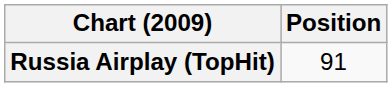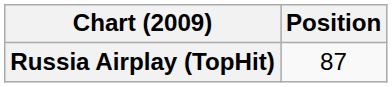(334, 61) 91 -> (334, 61) 87
